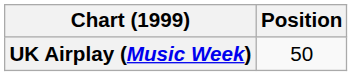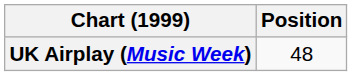(302, 53) 50 -> (302, 53) 48
